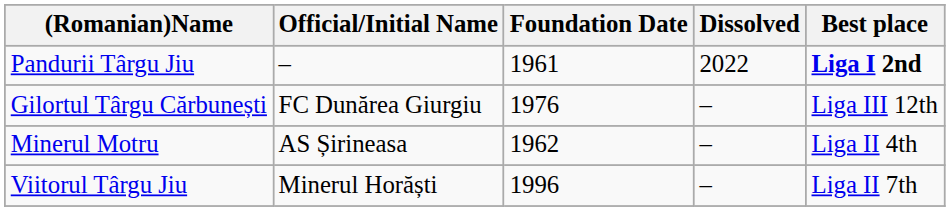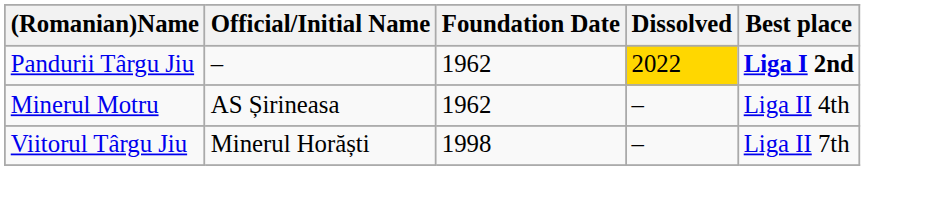(534, 64) 1961 -> (467, 64) 1962
(724, 64) no background -> (656, 64) gold background
- row: (139, 104)
(534, 185) 1996 -> (467, 144) 1998
